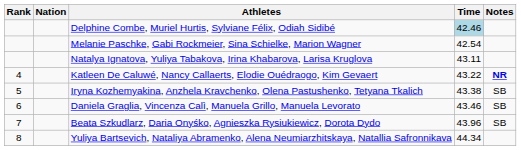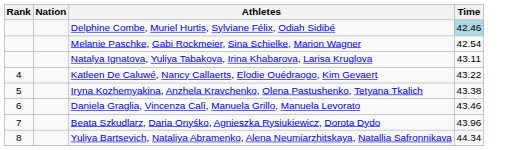- column: (500, 12)
